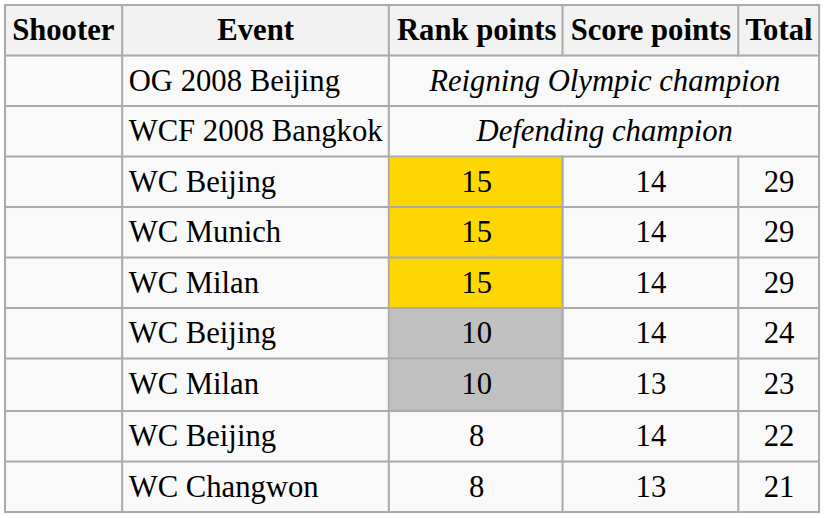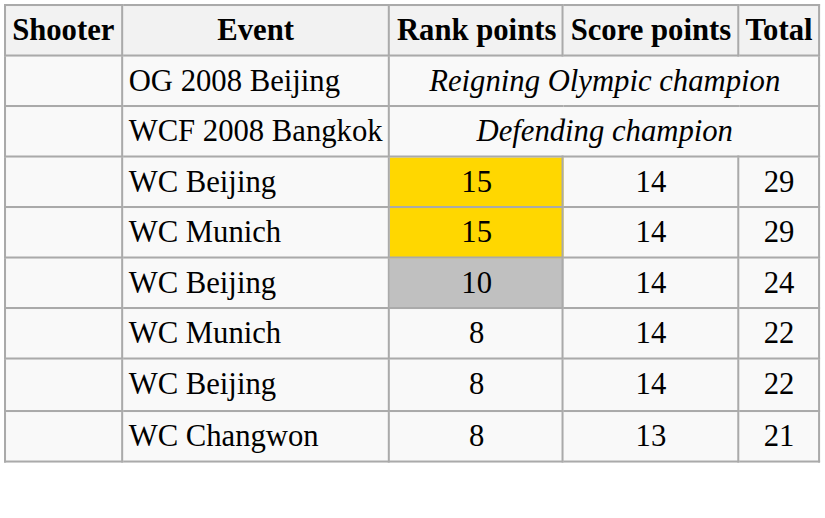- row: (194, 283)
- row: (194, 384)
+ row: (205, 333)
